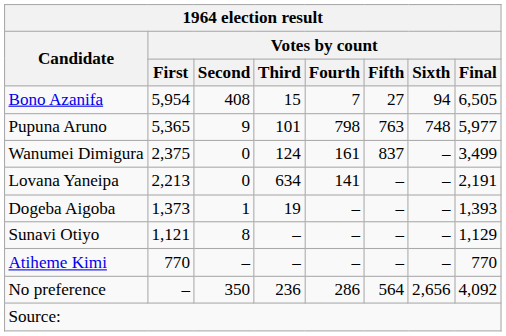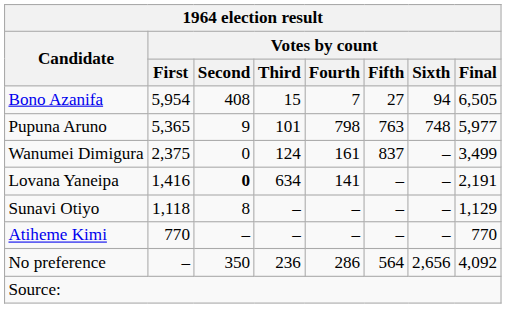(171, 180) 2,213 -> (171, 180) 1,416
(246, 180) normal -> (246, 180) bold
- row: (62, 208)
(171, 235) 1,121 -> (171, 208) 1,118
